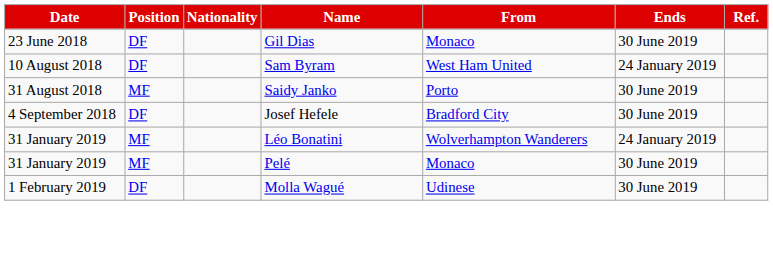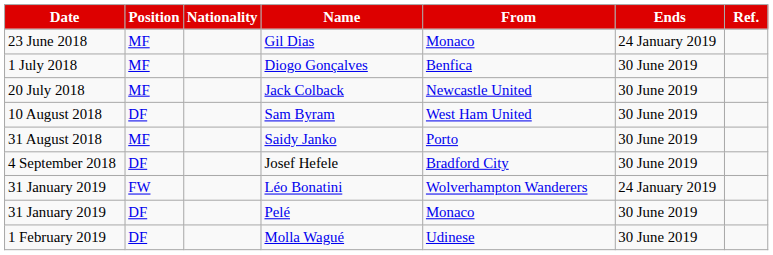(138, 41) DF -> (139, 41) MF
(658, 41) 30 June 2019 -> (667, 41) 24 January 2019
+ row: (316, 66)
+ row: (304, 90)
(667, 66) 24 January 2019 -> (658, 114) 30 June 2019
(139, 139) MF -> (139, 188) FW
(139, 163) MF -> (138, 212) DF
